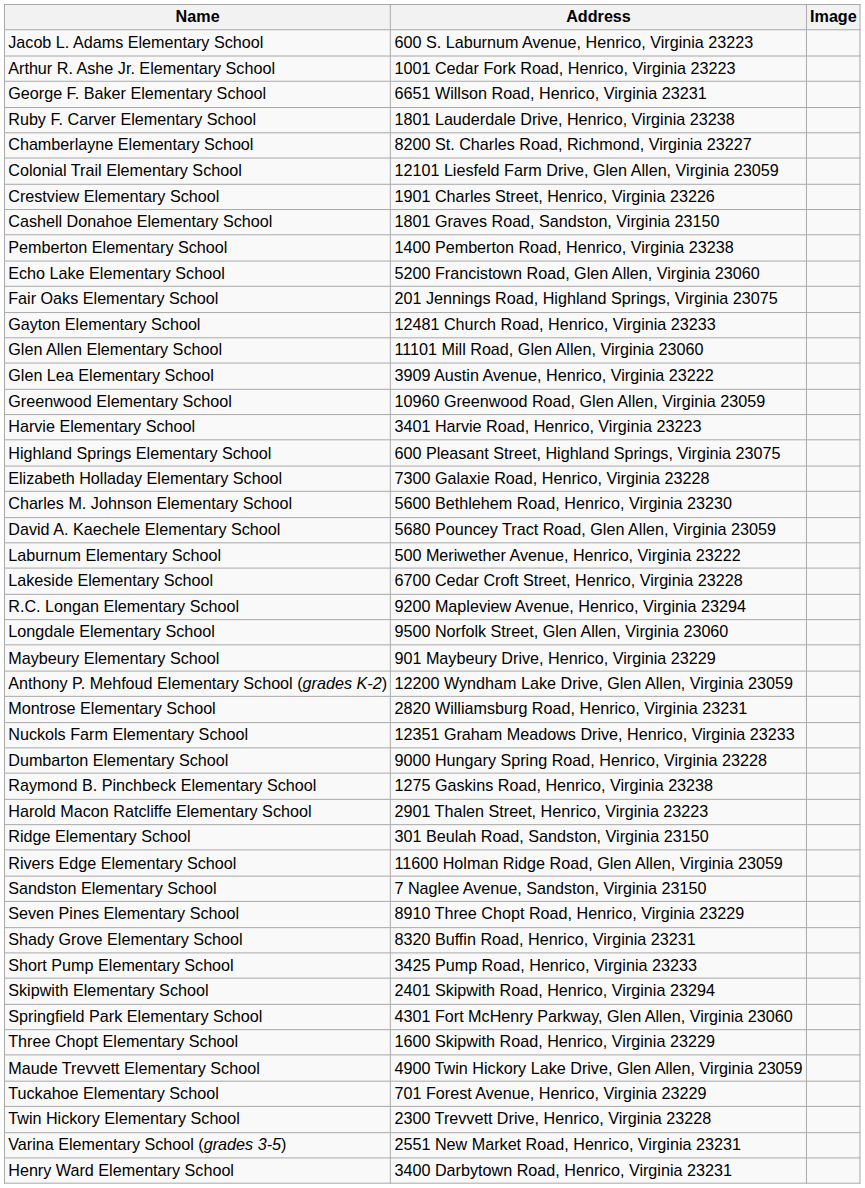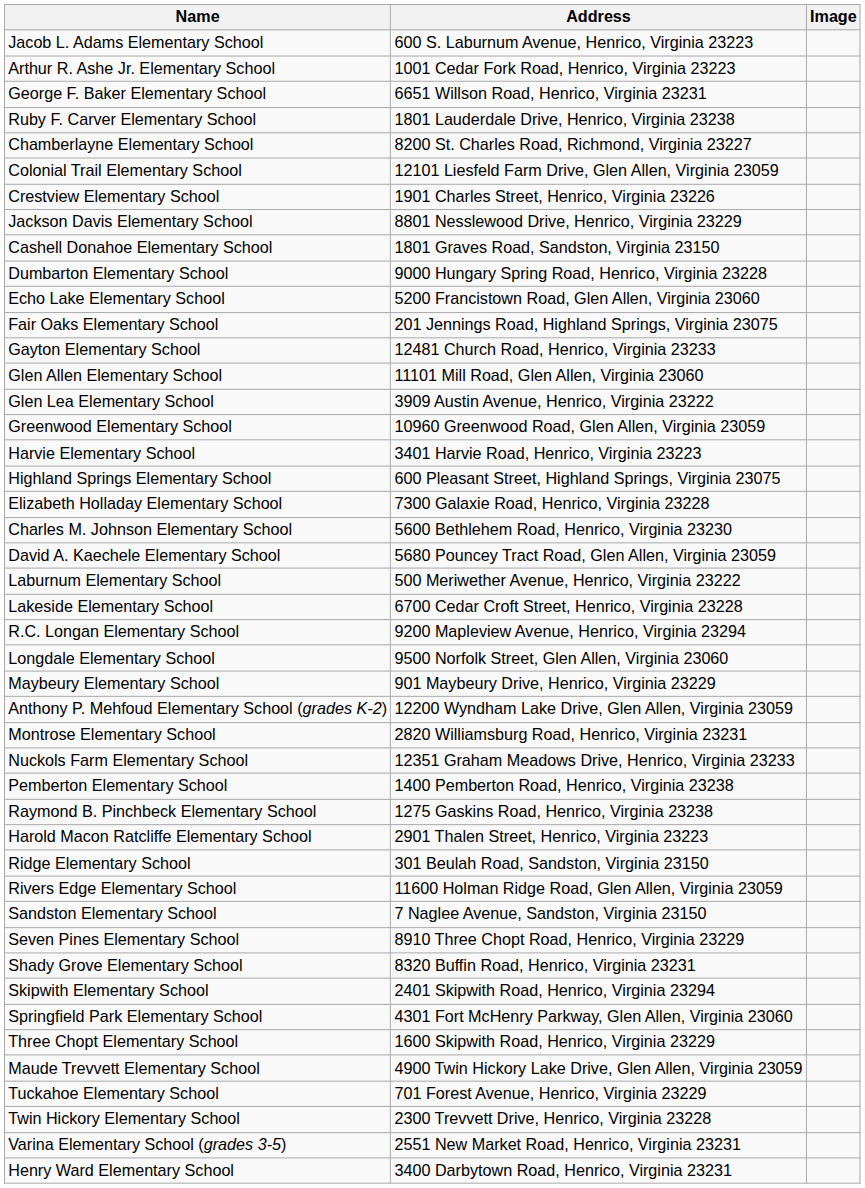+ row: (130, 222)
rows swapped: (118, 760) <-> (118, 247)
- row: (121, 965)
